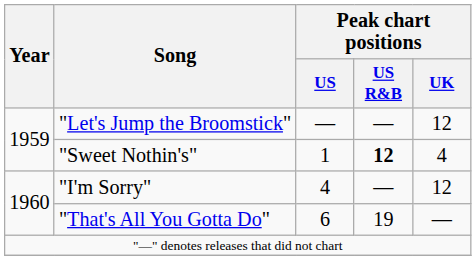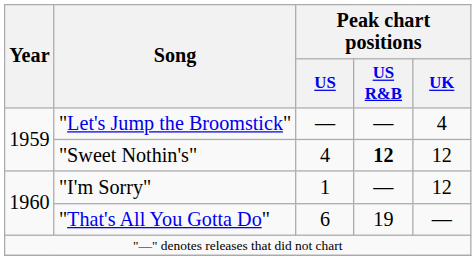(442, 123) 12 -> (442, 123) 4
(325, 155) 1 -> (325, 155) 4
(442, 155) 4 -> (442, 155) 12
(325, 187) 4 -> (325, 187) 1
